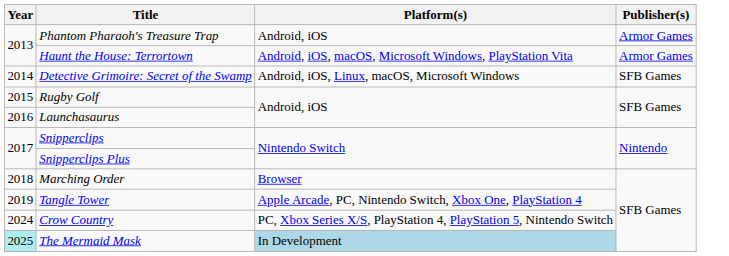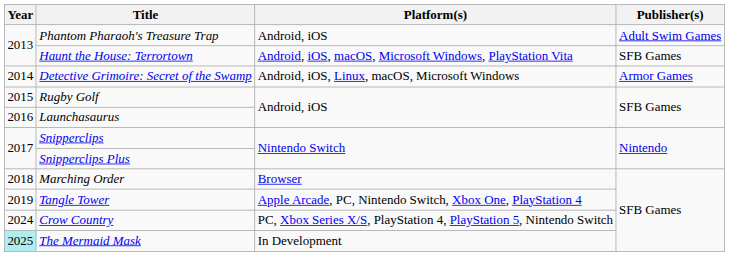(656, 35) Armor Games -> (670, 35) Adult Swim Games
(656, 55) Armor Games -> (650, 55) SFB Games
(650, 76) SFB Games -> (656, 76) Armor Games
(300, 240) lightblue background -> (300, 240) no background
